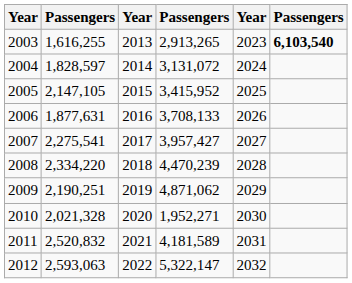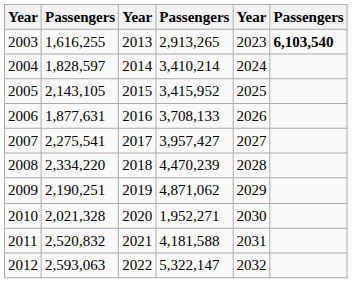(189, 66) 3,131,072 -> (189, 66) 3,410,214
(75, 91) 2,147,105 -> (75, 91) 2,143,105
(189, 240) 4,181,589 -> (189, 240) 4,181,588
